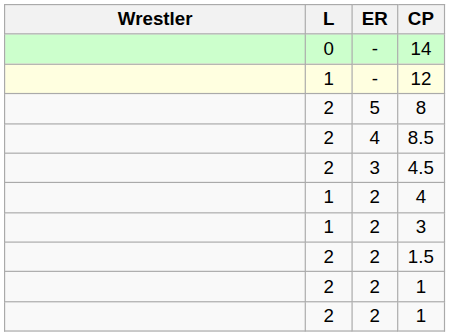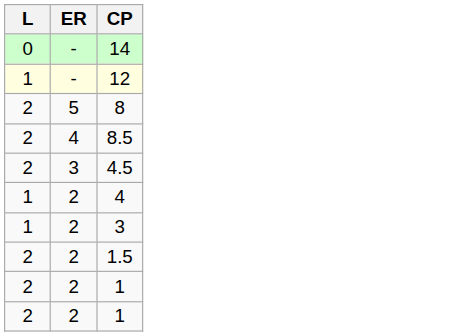- column: (155, 19)
